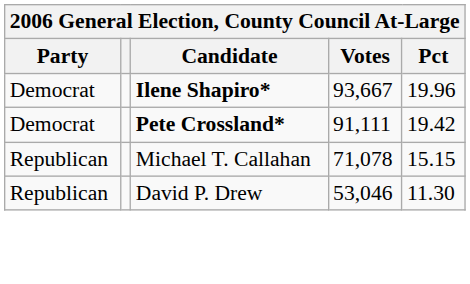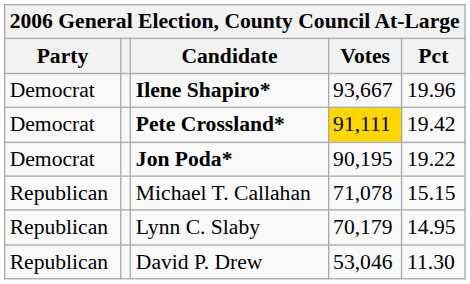(362, 124) no background -> (362, 124) gold background
+ row: (184, 158)
+ row: (198, 227)
